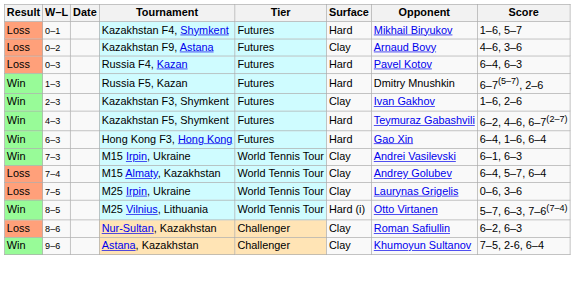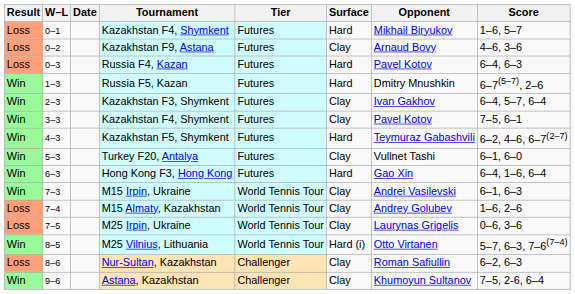(501, 102) 1–6, 2–6 -> (513, 102) 6–4, 5–7, 6–4
+ row: (53, 120)
+ row: (53, 157)
(513, 174) 6–4, 5–7, 6–4 -> (501, 208) 1–6, 2–6
